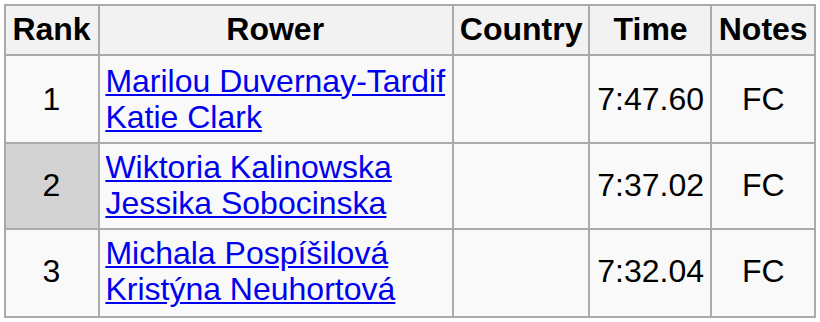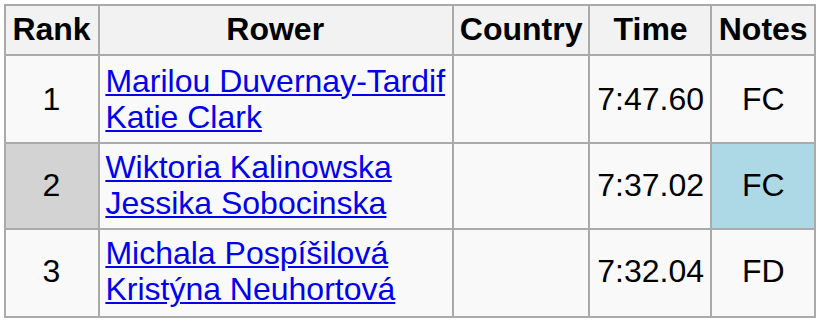(763, 185) no background -> (763, 185) lightblue background
(763, 272) FC -> (763, 272) FD
